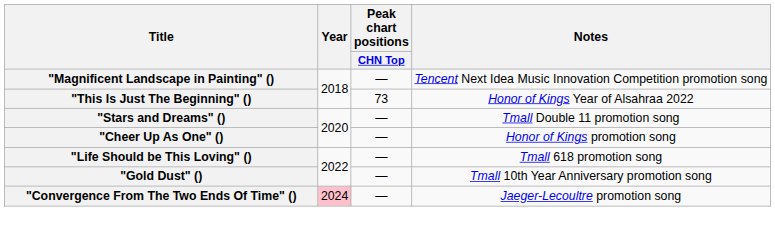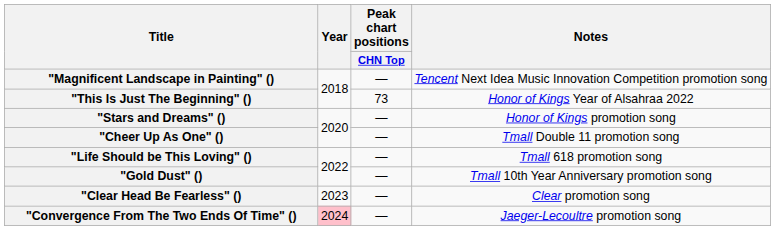(591, 118) Tmall Double 11 promotion song -> (591, 118) Honor of Kings promotion song
(591, 137) Honor of Kings promotion song -> (591, 137) Tmall Double 11 promotion song
+ row: (161, 196)
